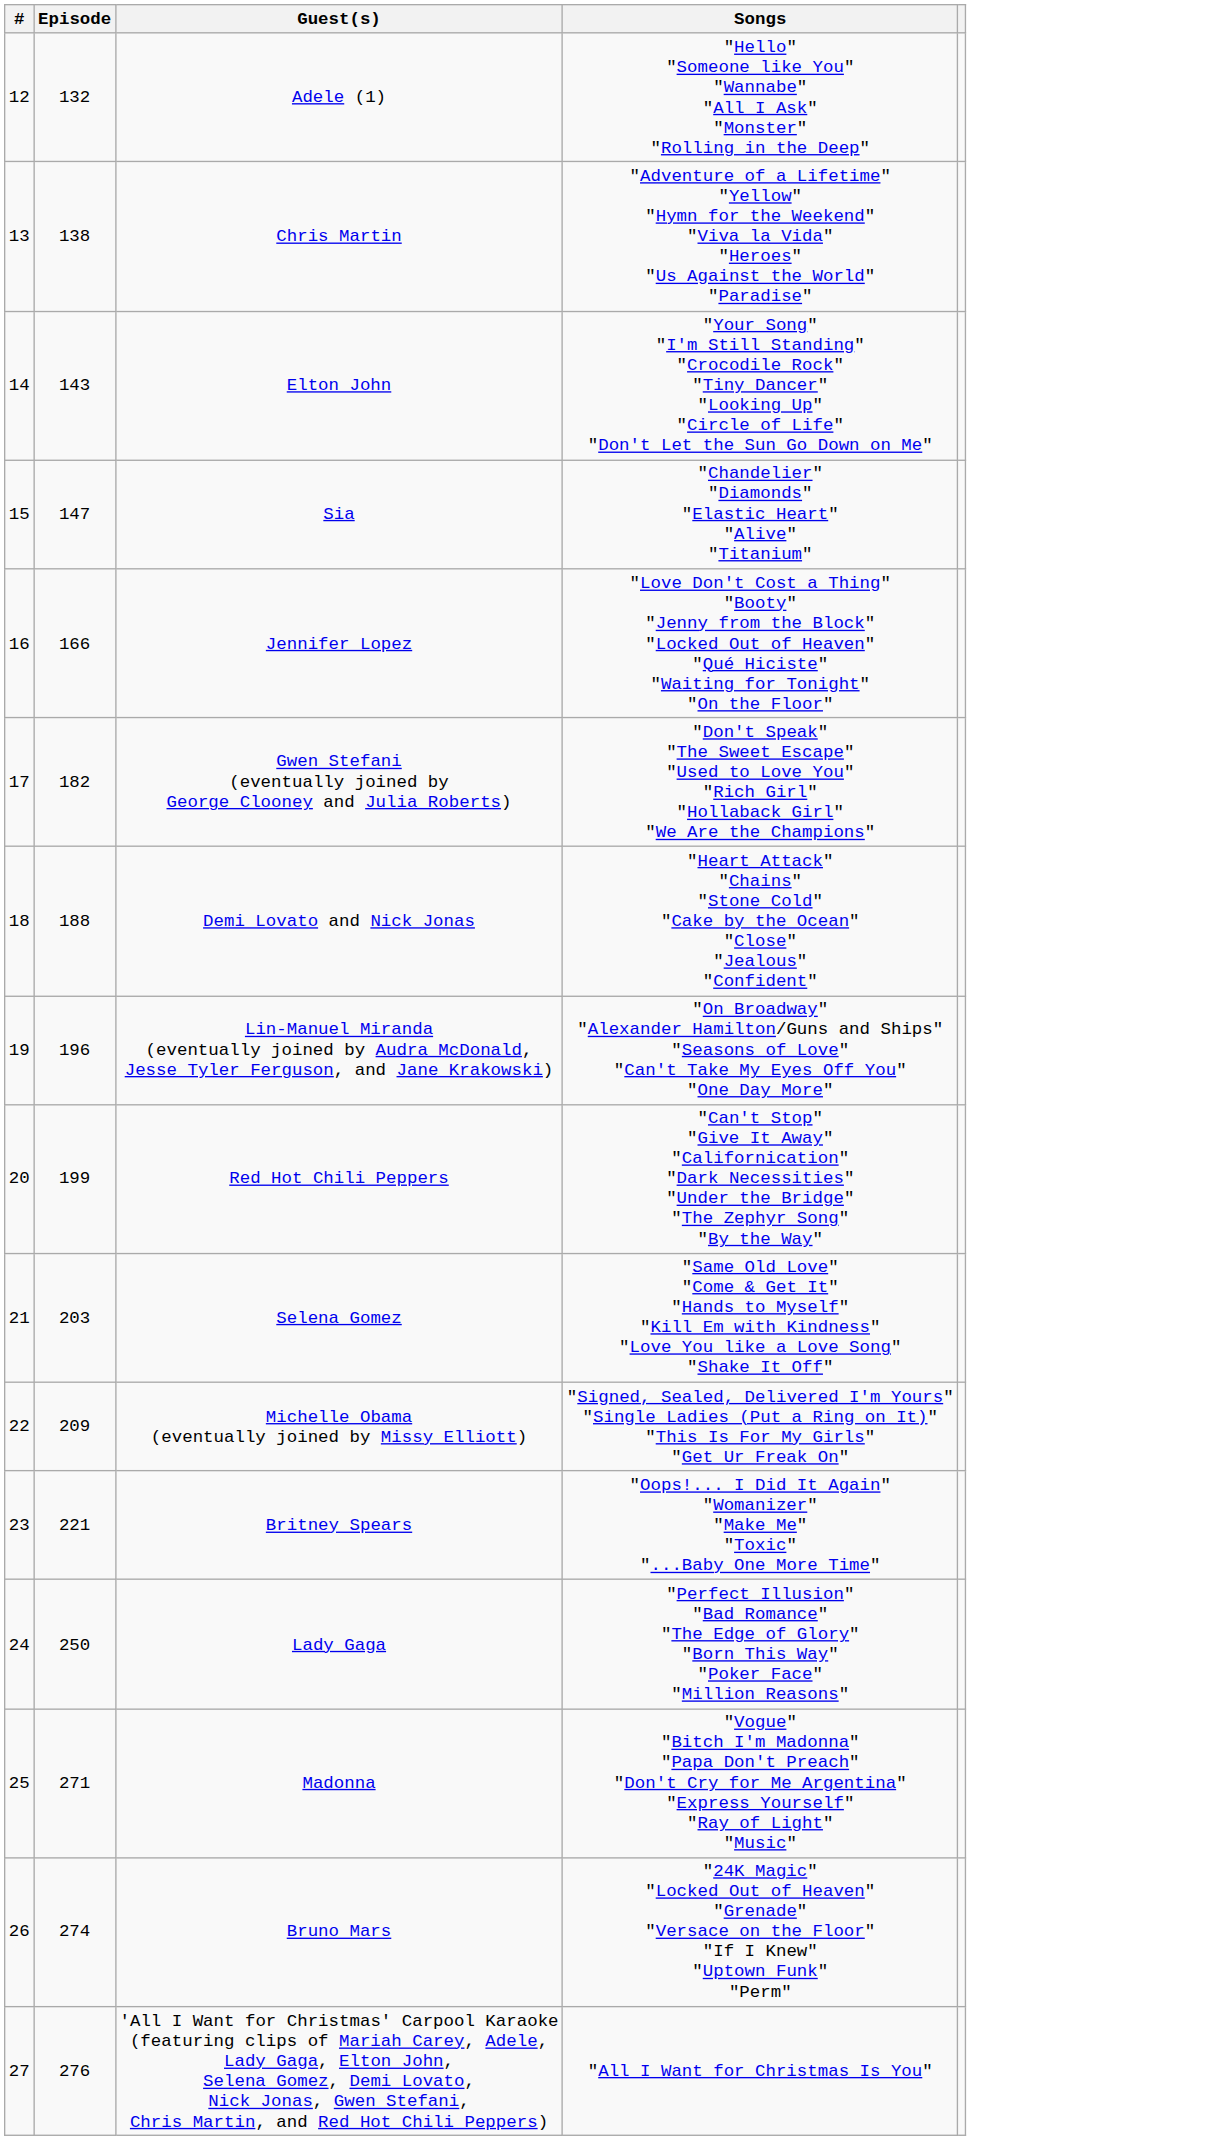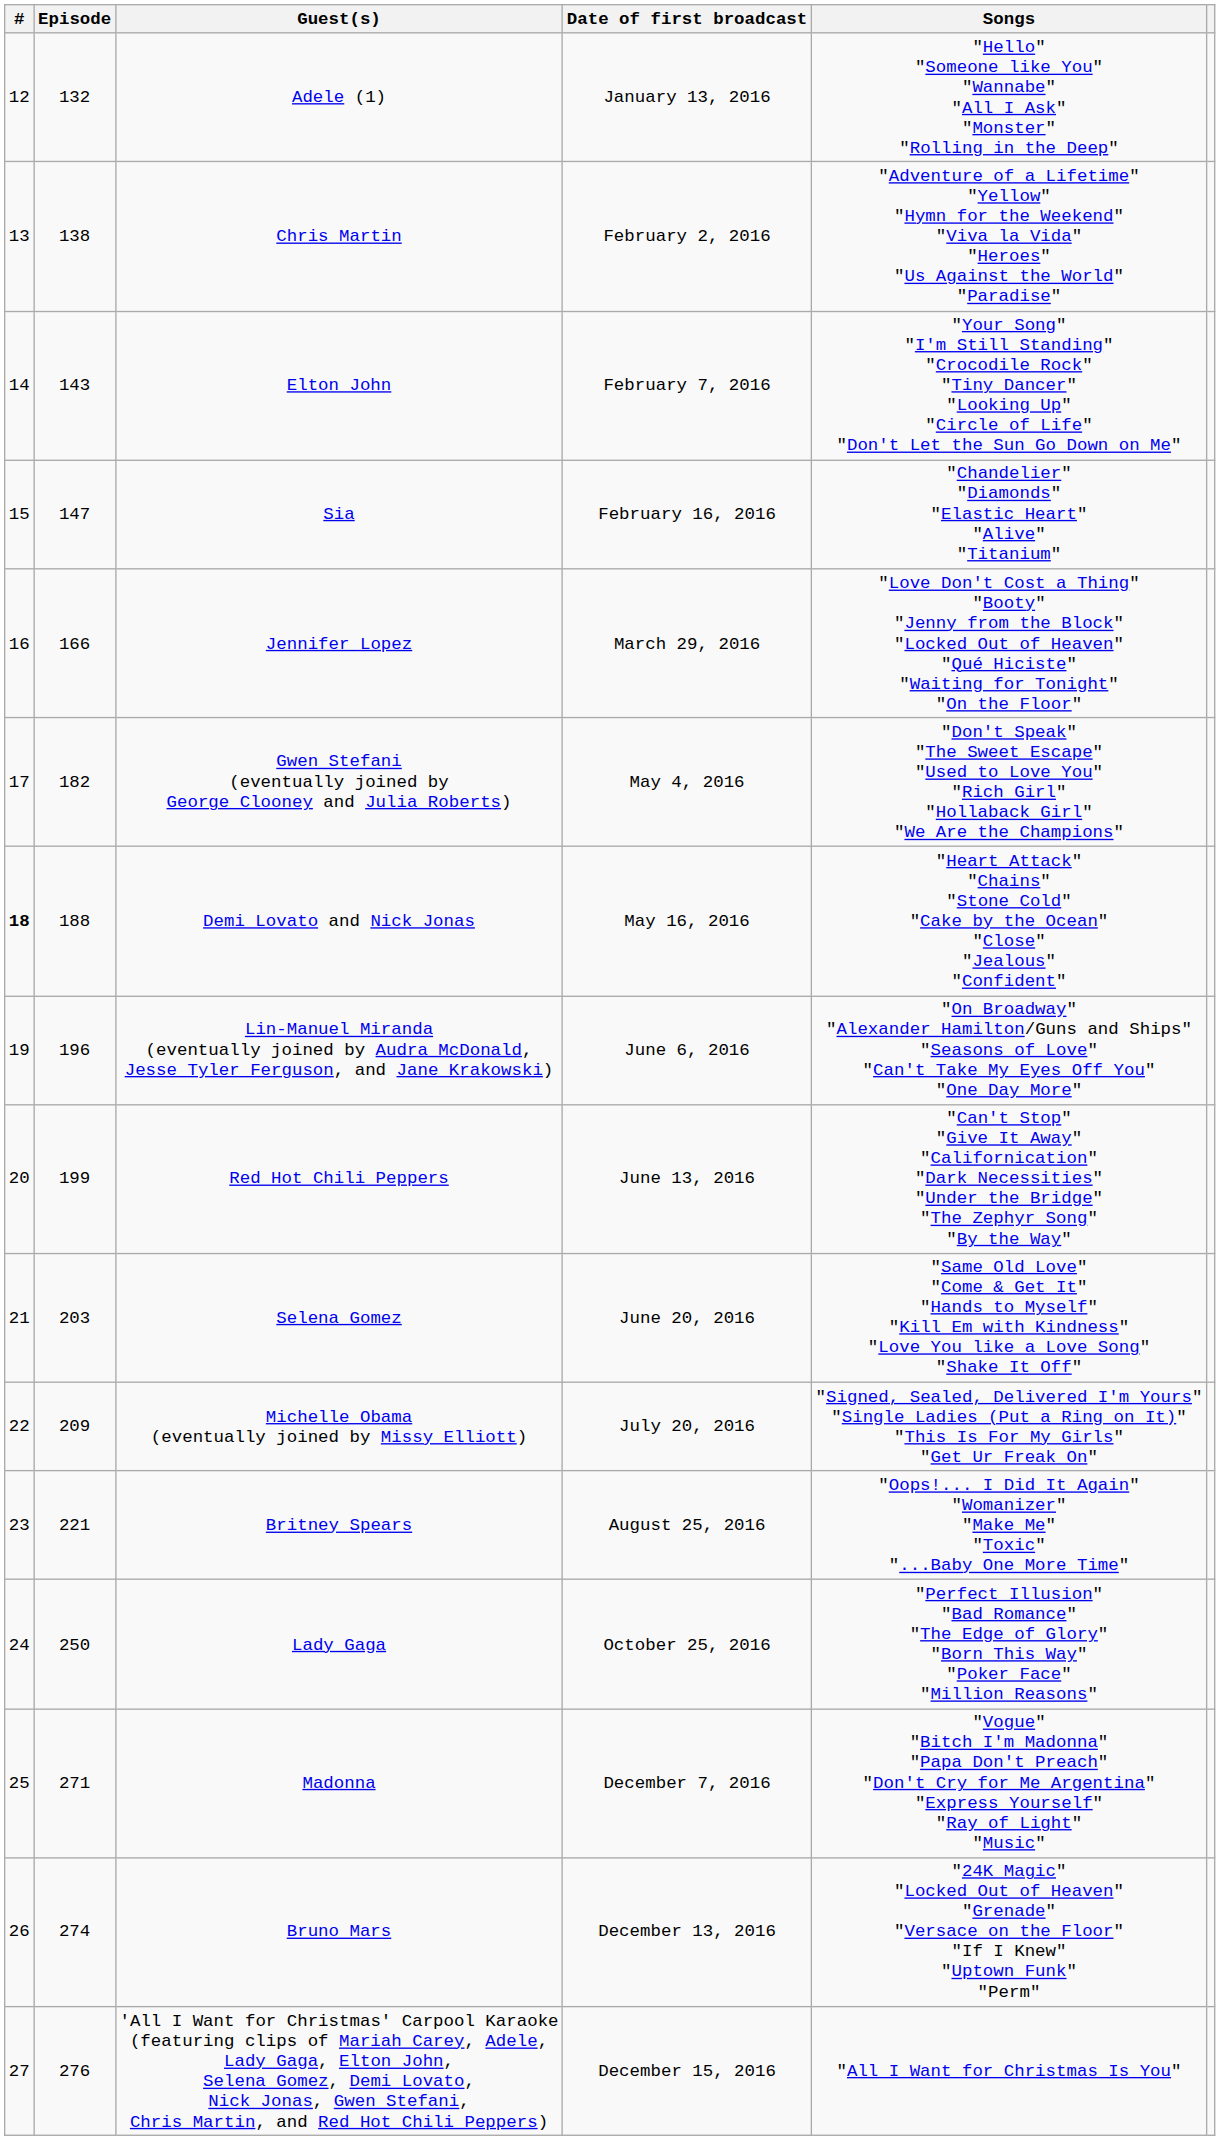+ column: (687, 19)
(19, 921) normal -> (19, 921) bold
